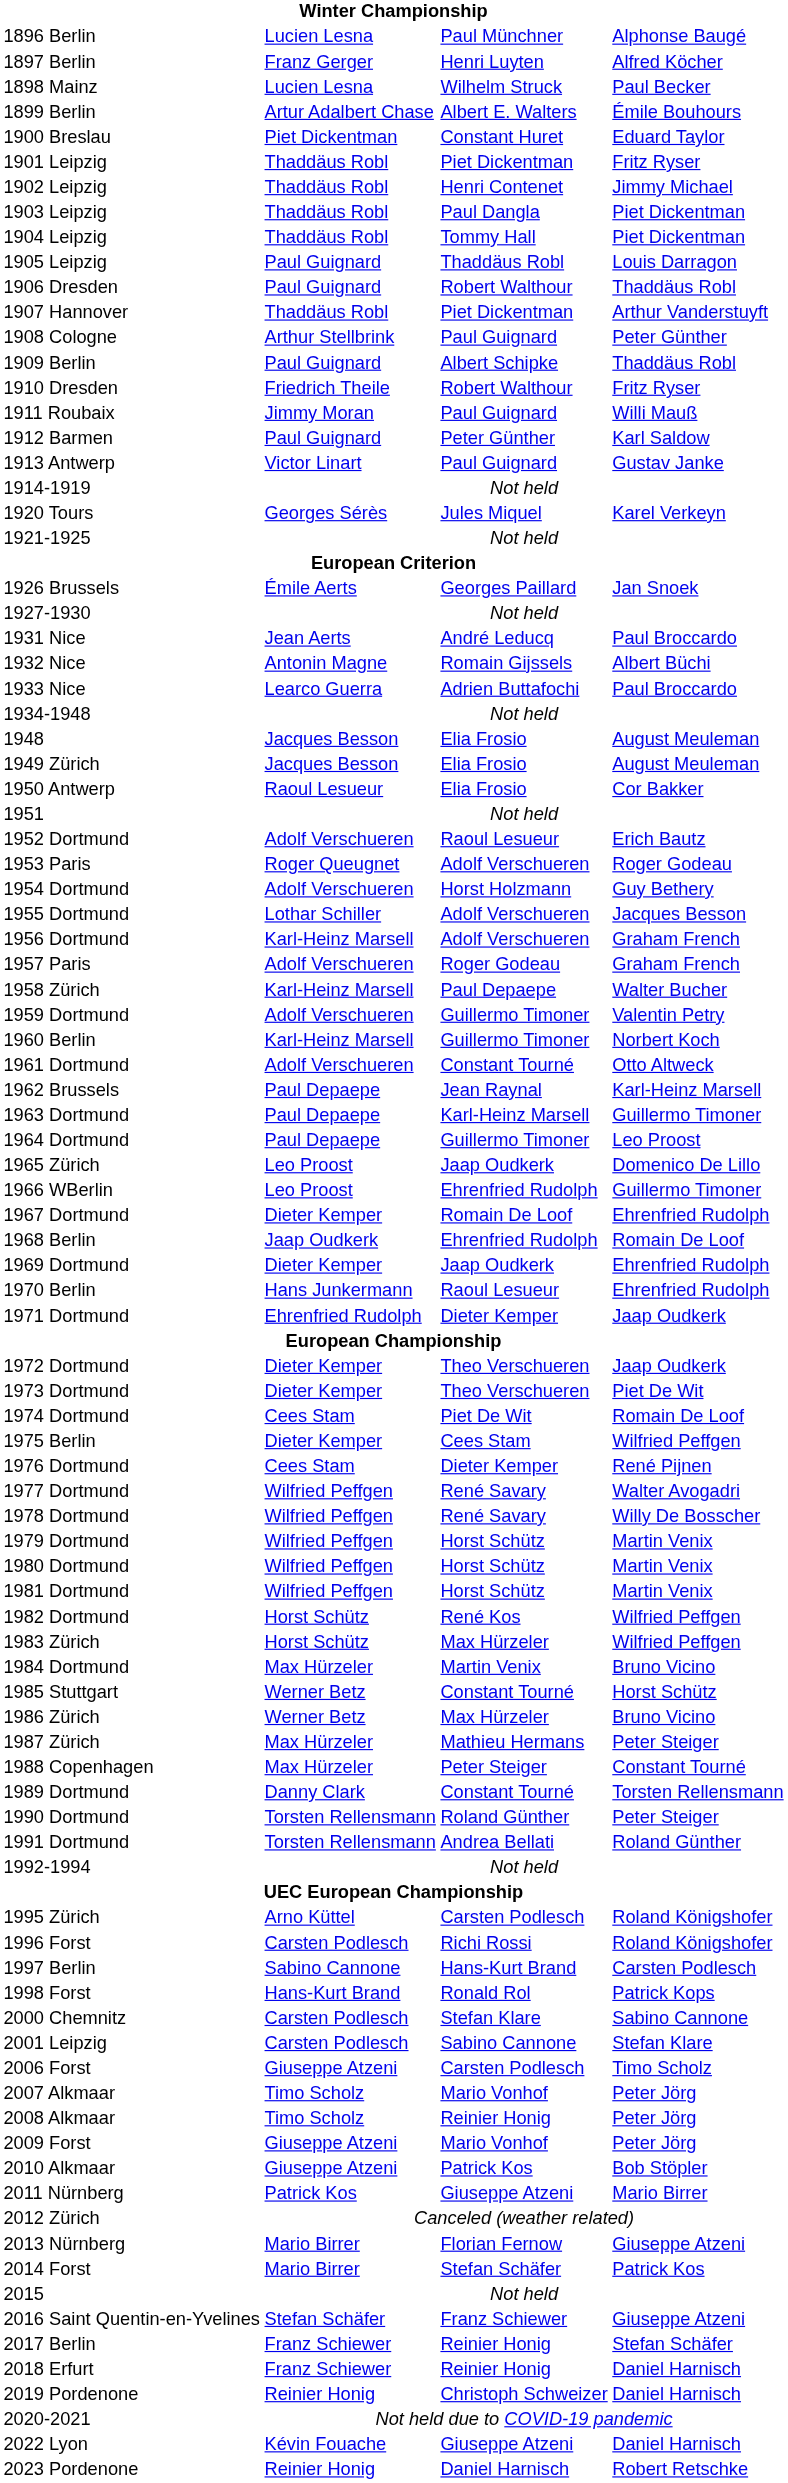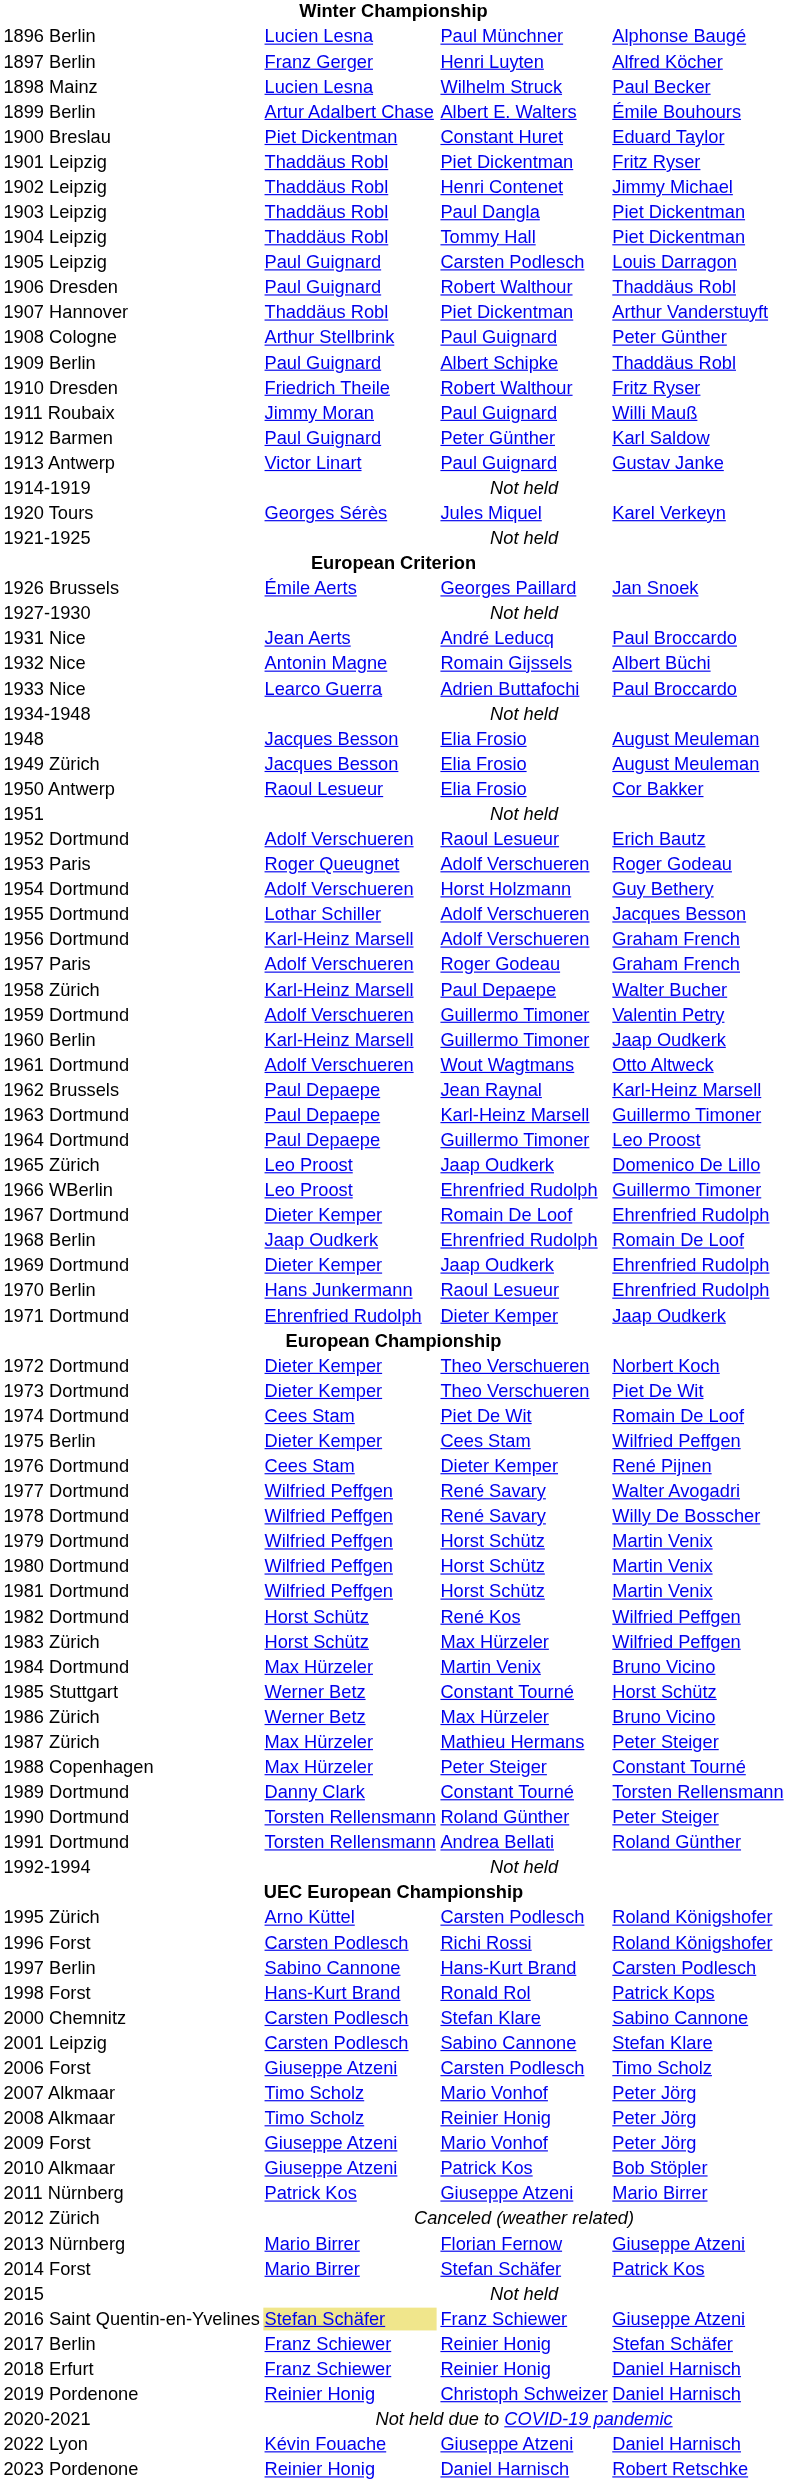(502, 262) Thaddäus Robl -> (512, 262) Carsten Podlesch
(666, 1039) Norbert Koch -> (669, 1039) Jaap Oudkerk
(507, 1064) Constant Tourné -> (507, 1064) Wout Wagtmans
(669, 1365) Jaap Oudkerk -> (666, 1365) Norbert Koch
(325, 2318) no background -> (325, 2318) khaki background
